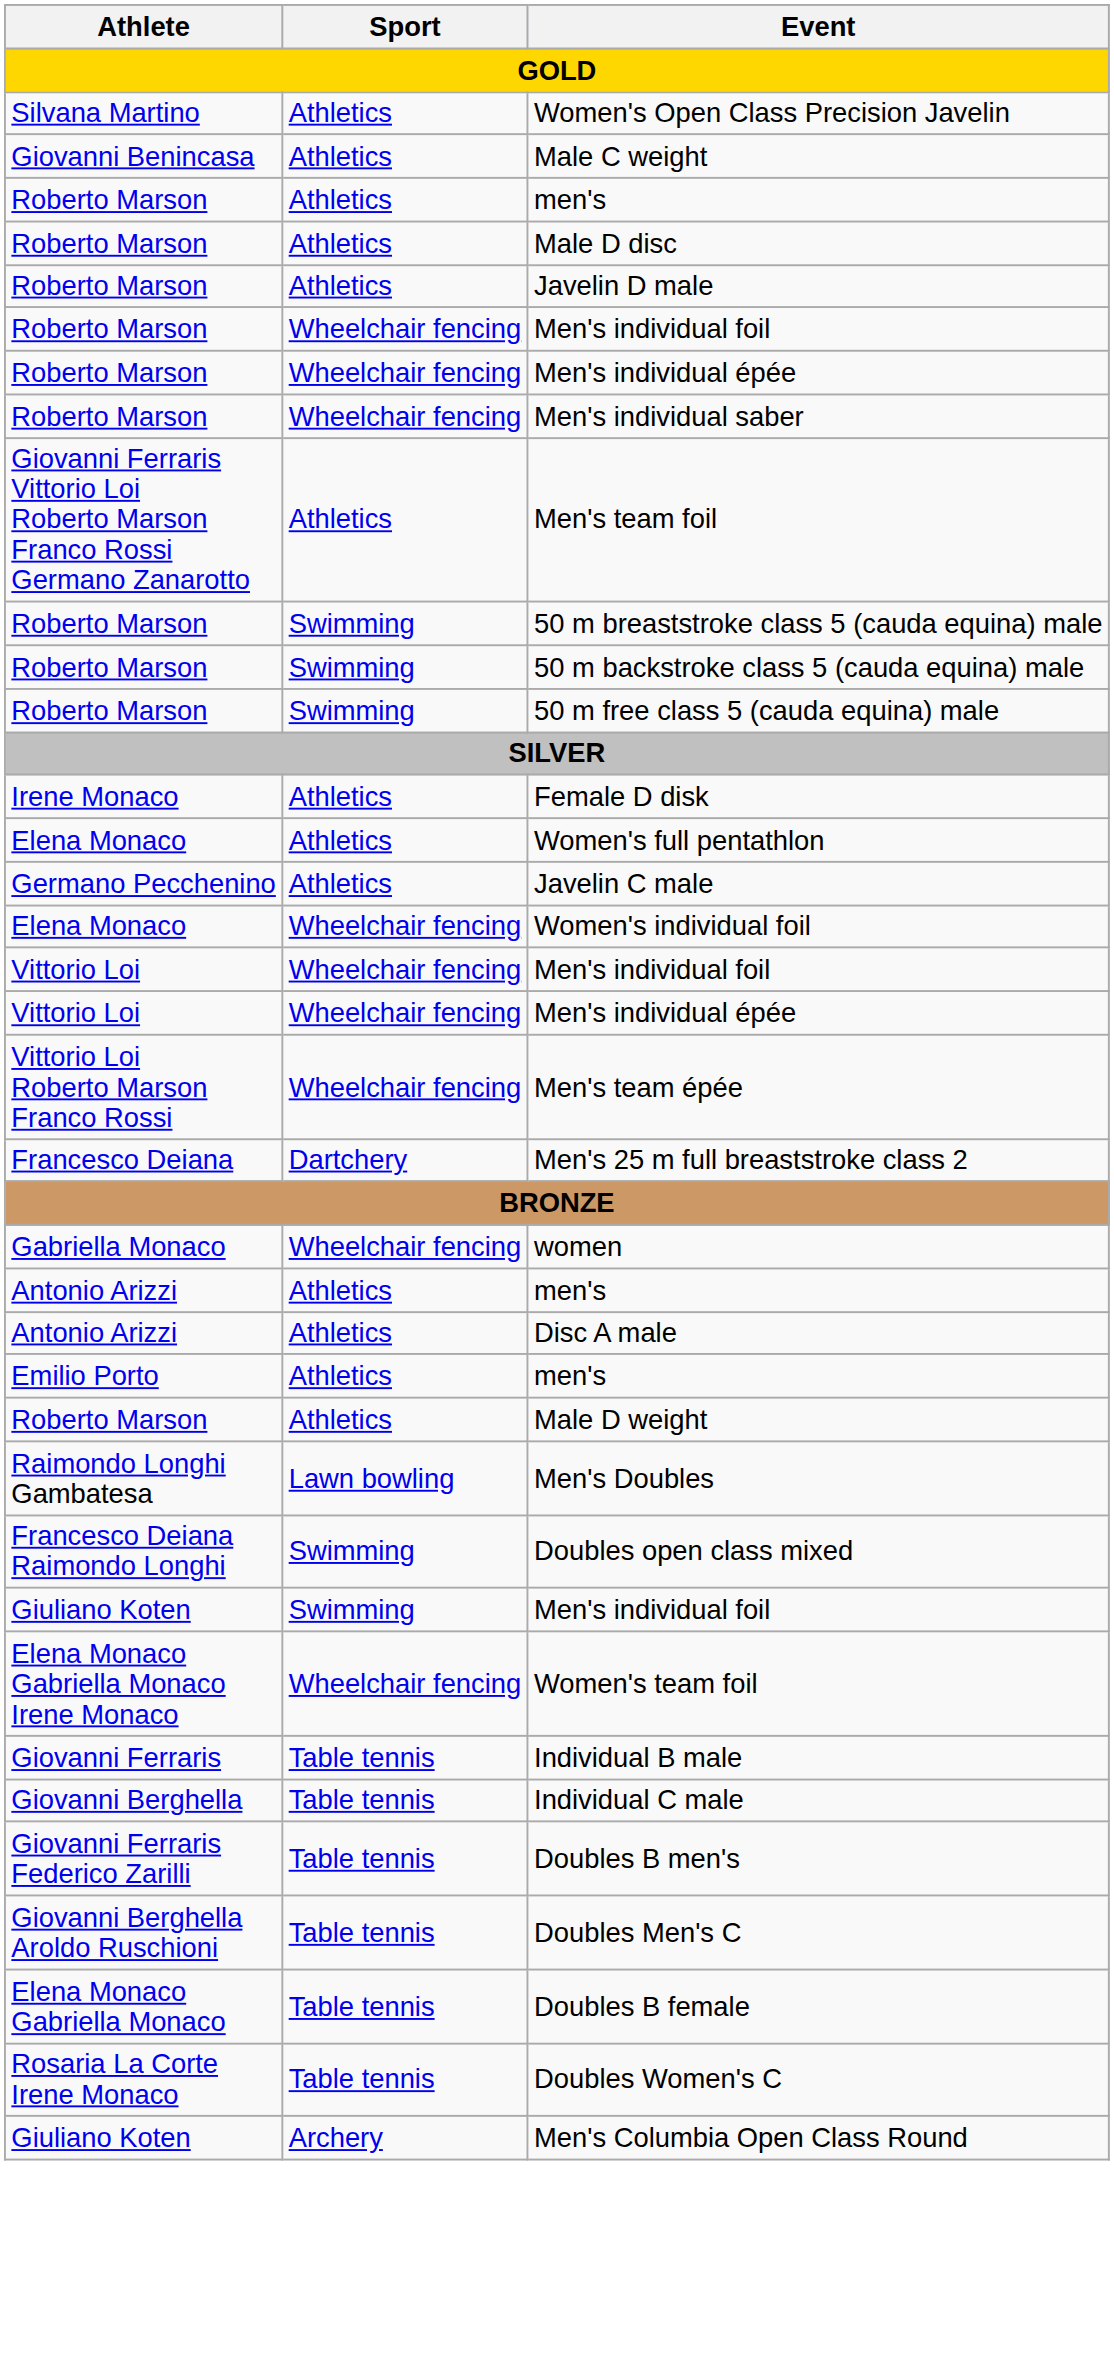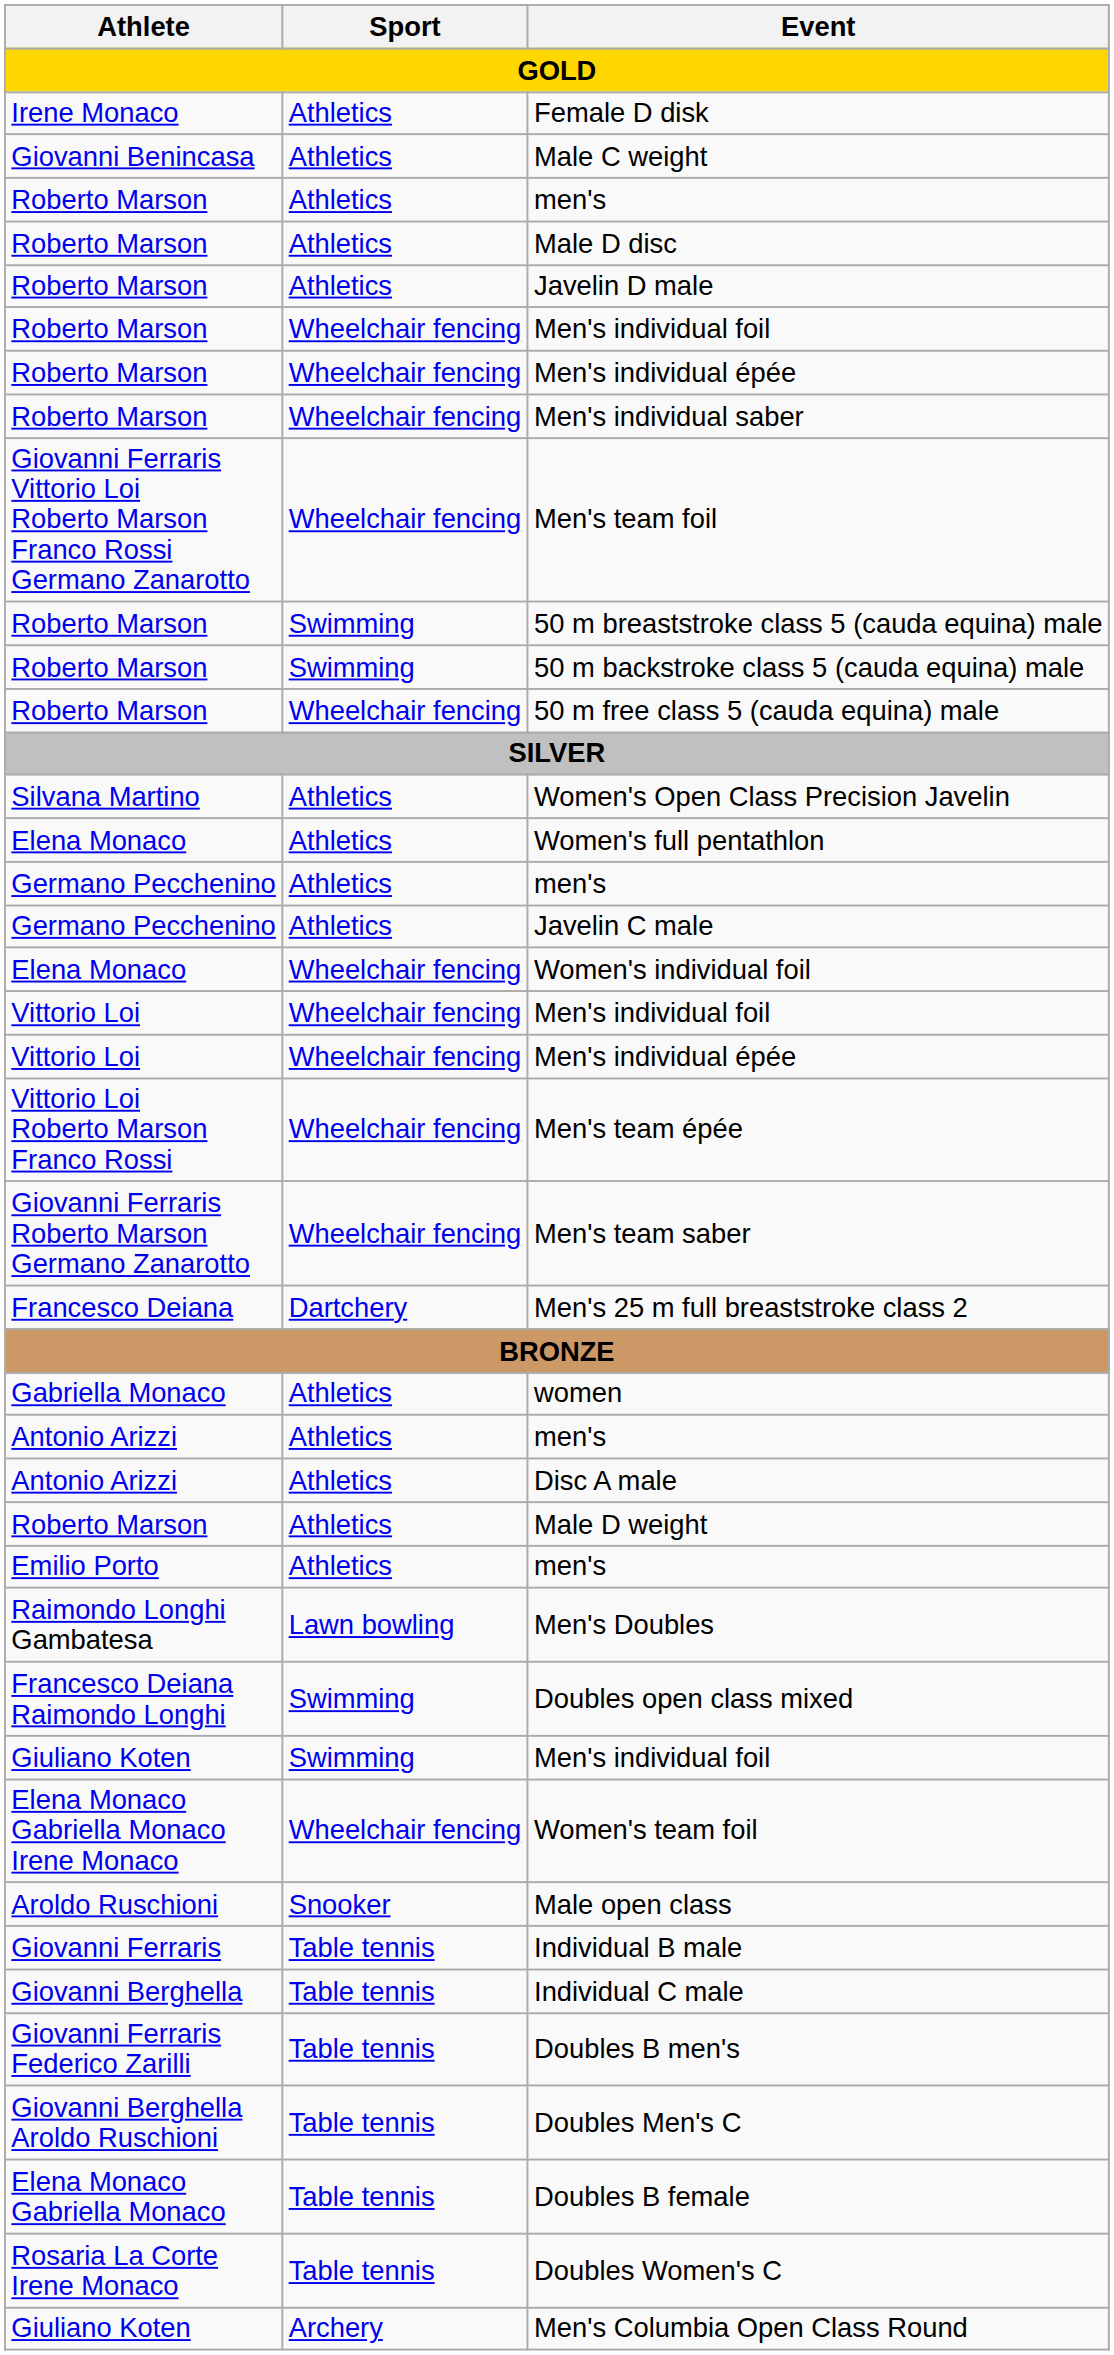rows swapped: (95, 797) <-> (106, 113)
(340, 520) Athletics -> (405, 520) Wheelchair fencing
(352, 710) Swimming -> (405, 710) Wheelchair fencing
+ row: (144, 883)
+ row: (131, 1234)
(405, 1247) Wheelchair fencing -> (340, 1394) Athletics
rows swapped: (85, 1376) <-> (109, 1420)
+ row: (115, 1905)
